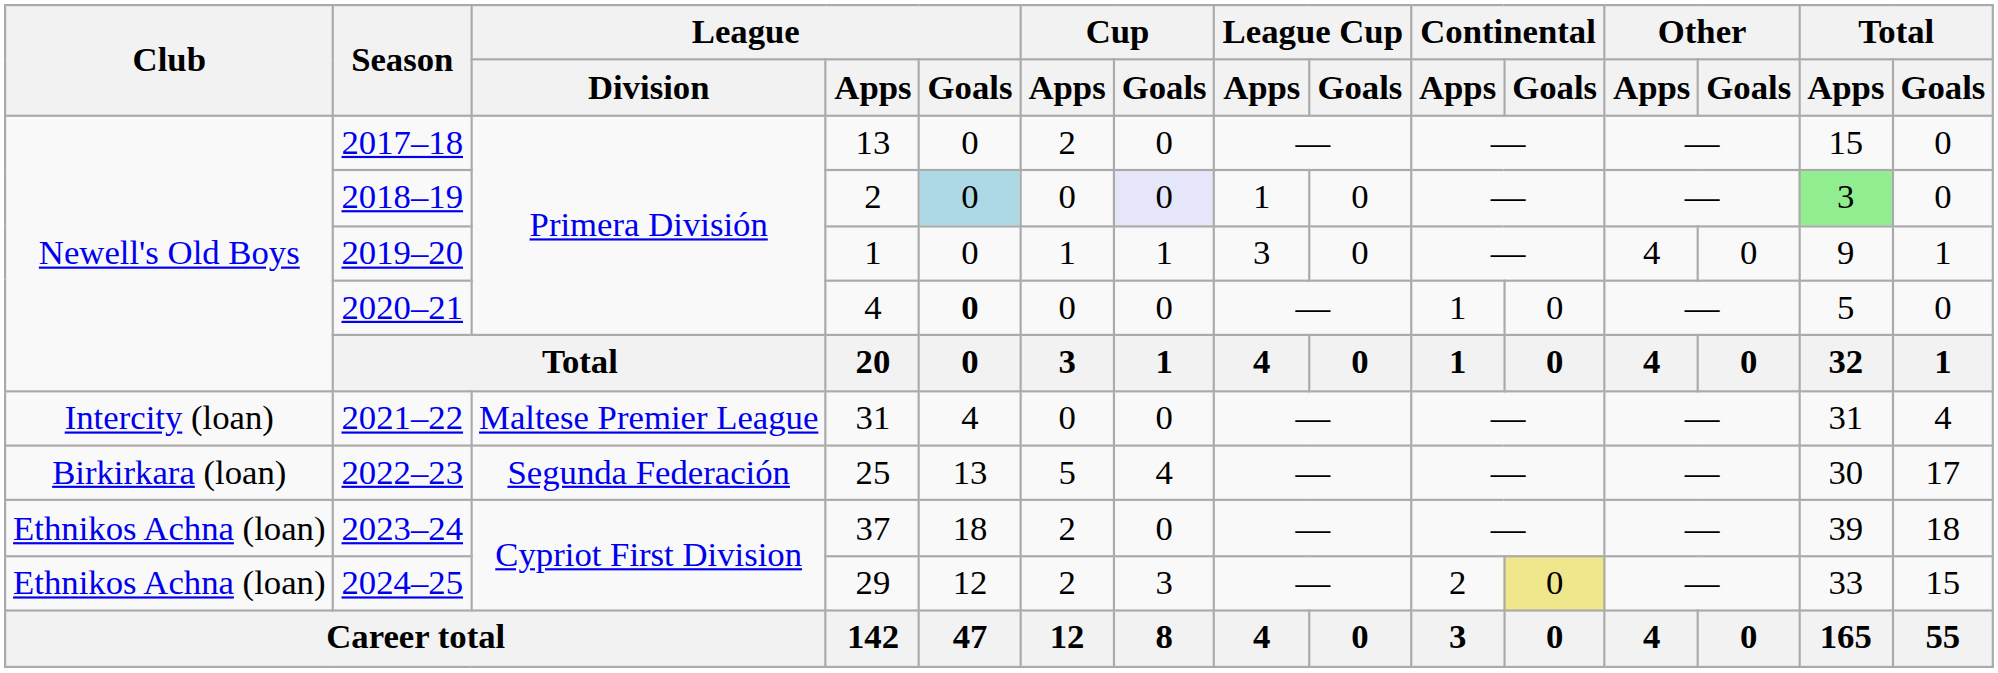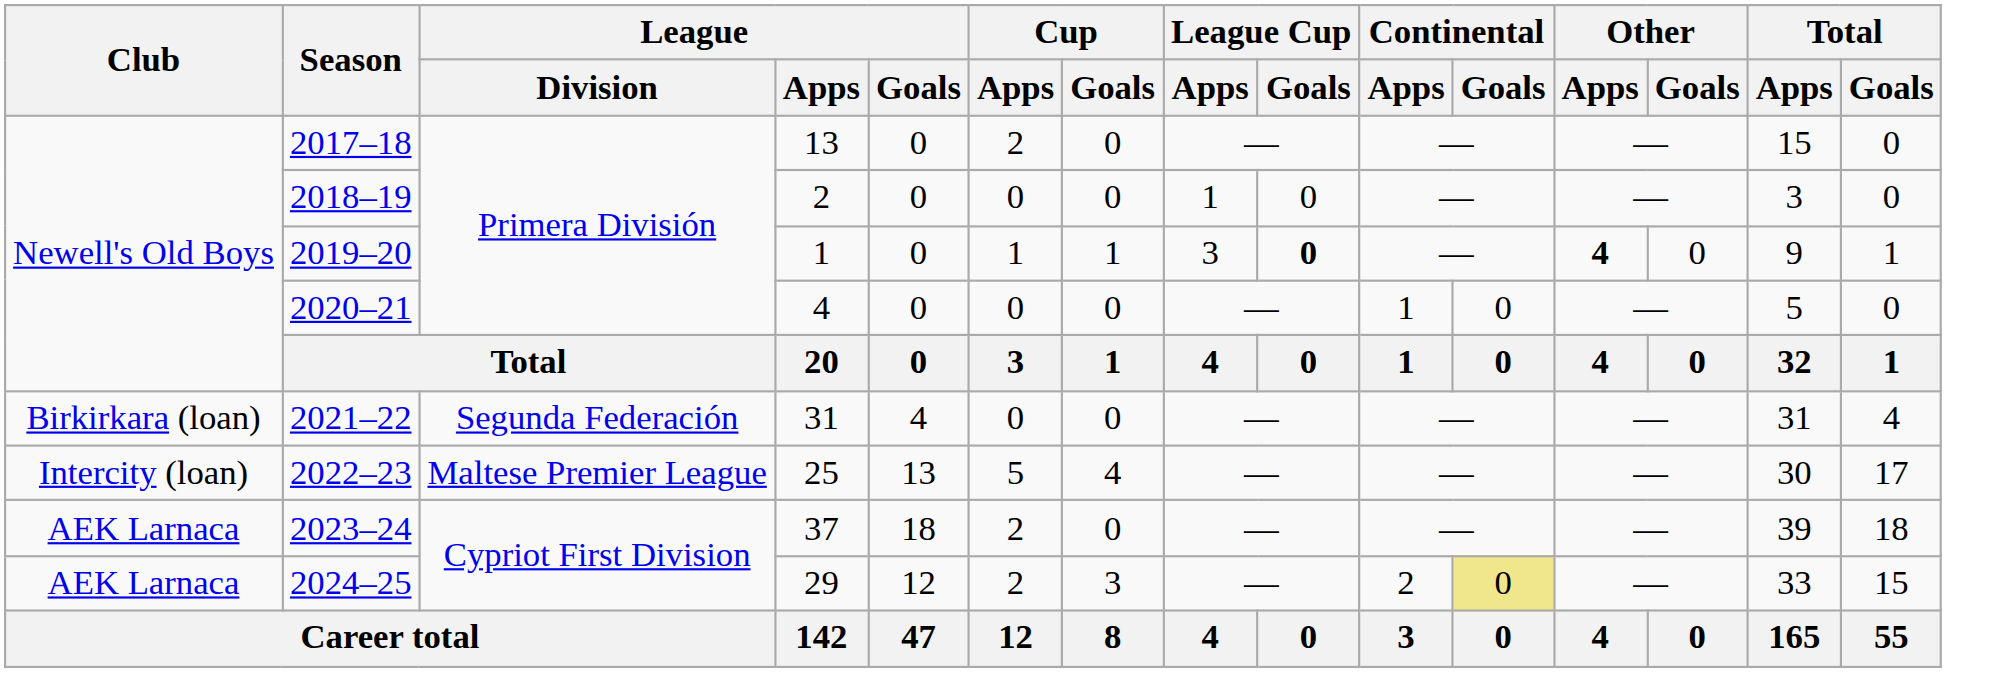(970, 197) lightblue background -> (918, 197) no background
(1164, 197) lavender background -> (1113, 197) no background
(1846, 197) lightgreen background -> (1794, 197) no background
(1360, 252) normal -> (1308, 252) bold
(1652, 252) normal -> (1600, 252) bold
(970, 307) bold -> (918, 307) normal
(169, 417) Intercity (loan) -> (144, 417) Birkirkara (loan)
(649, 417) Maltese Premier League -> (597, 417) Segunda Federación
(169, 472) Birkirkara (loan) -> (144, 472) Intercity (loan)
(649, 472) Segunda Federación -> (597, 472) Maltese Premier League
(169, 527) Ethnikos Achna (loan) -> (144, 527) AEK Larnaca
(169, 582) Ethnikos Achna (loan) -> (144, 582) AEK Larnaca
